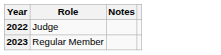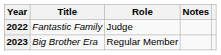+ column: (67, 12)
